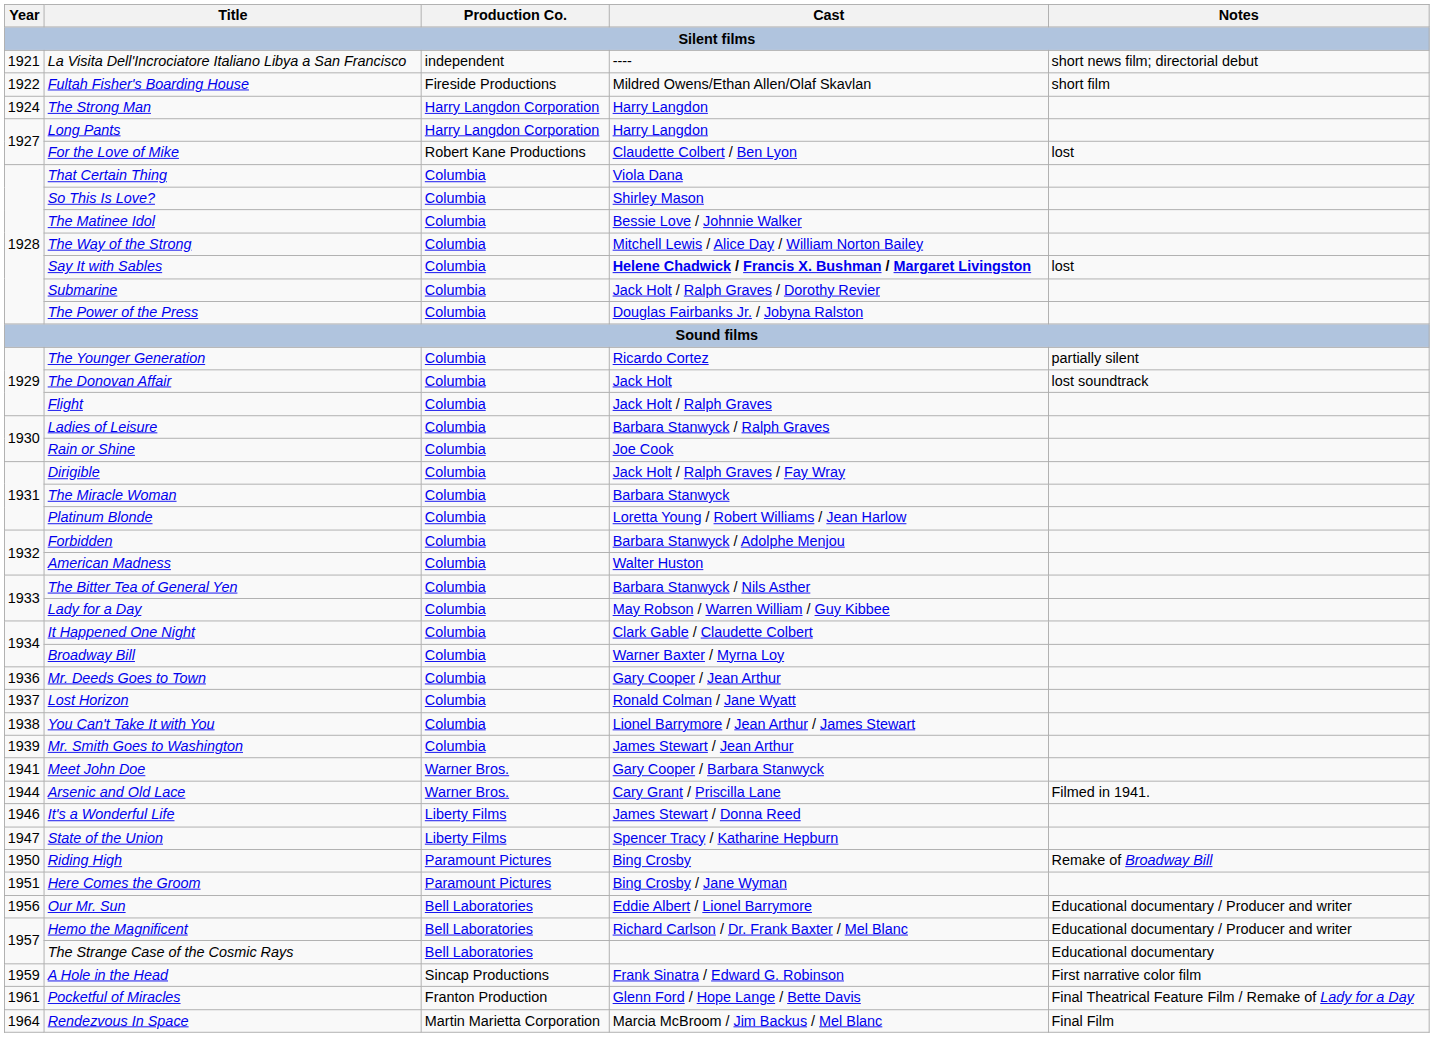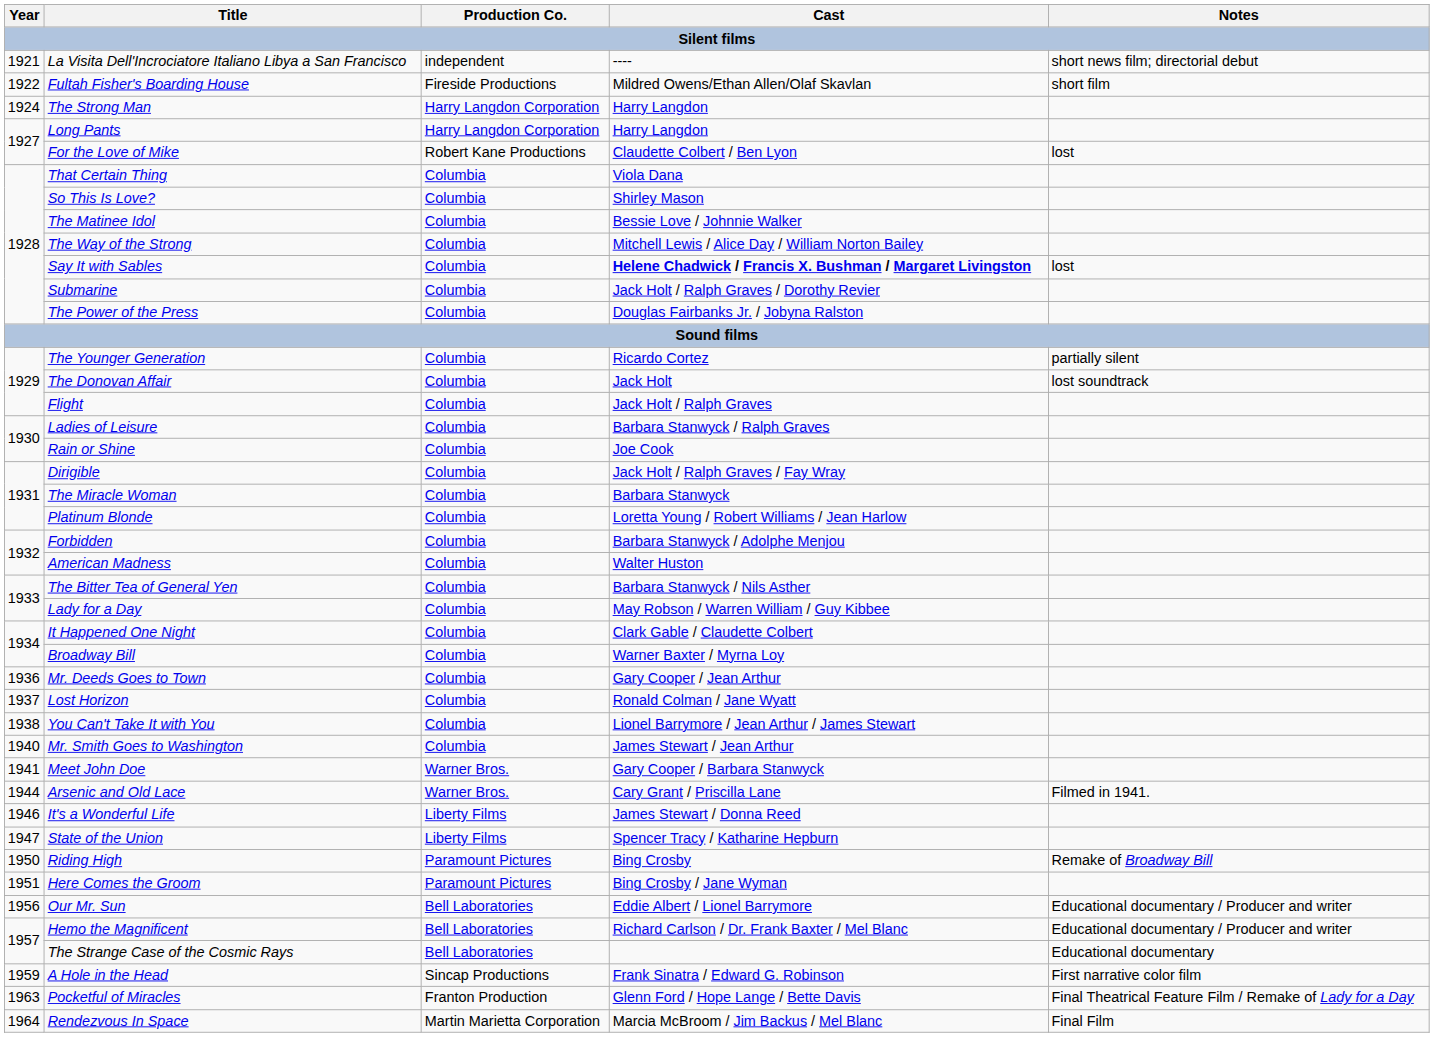(24, 746) 1939 -> (24, 746) 1940
(24, 997) 1961 -> (24, 997) 1963
